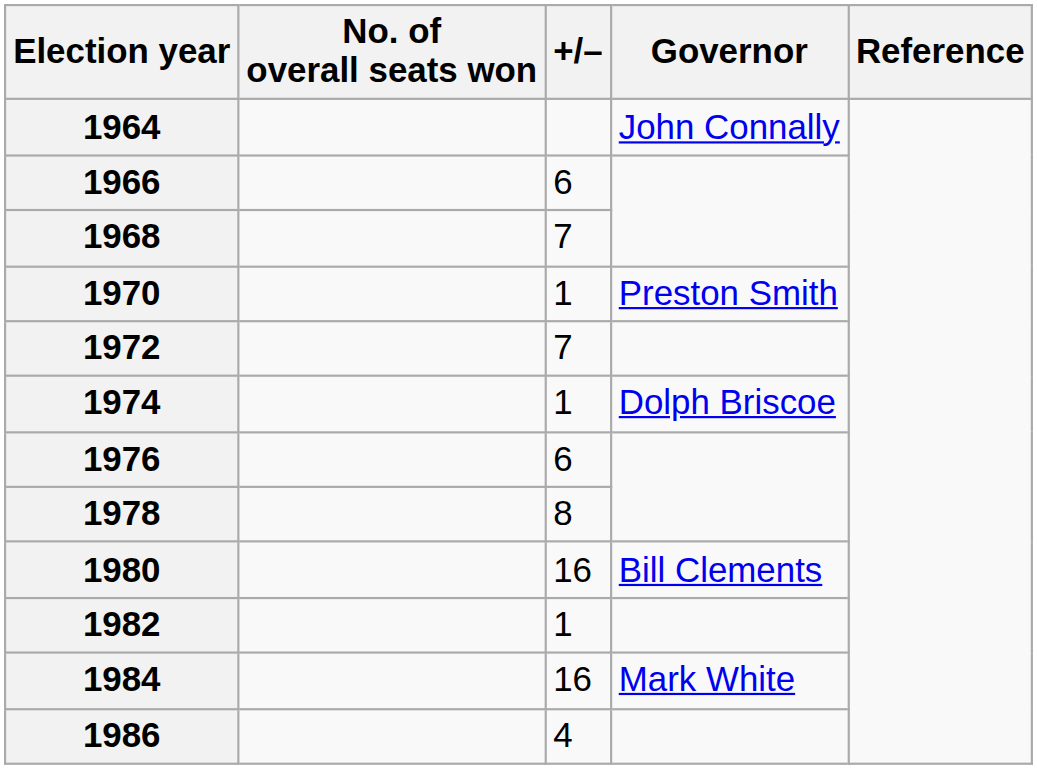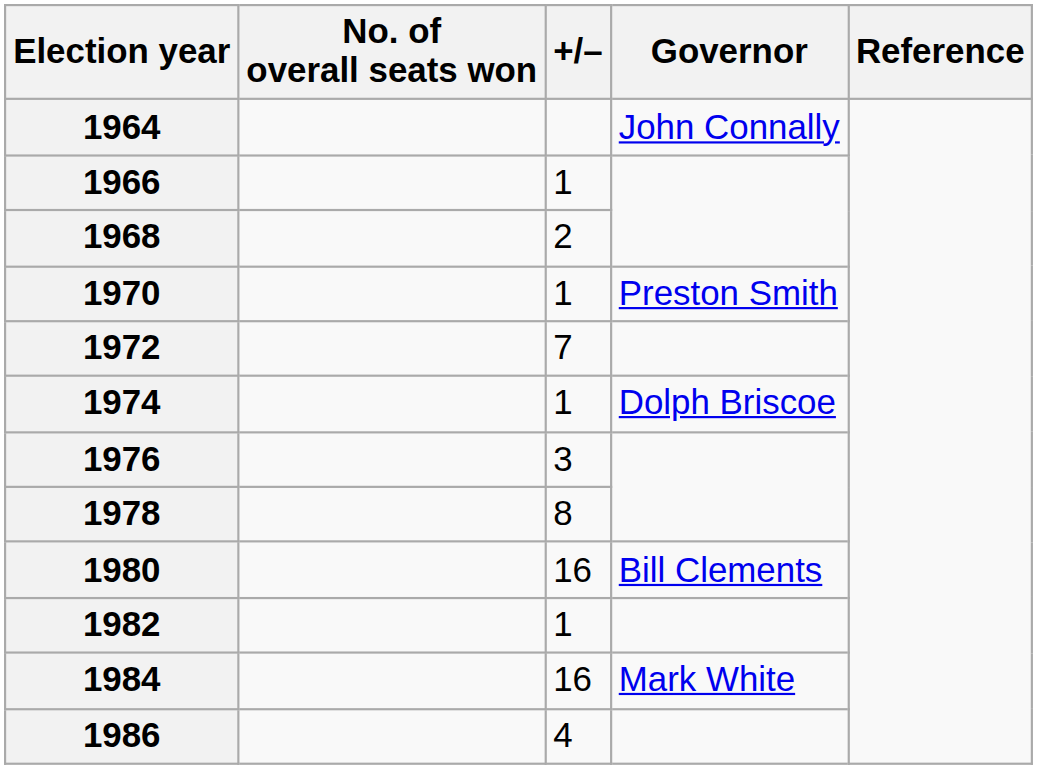(563, 182) 6 -> (563, 182) 1
(563, 237) 7 -> (563, 237) 2
(563, 458) 6 -> (563, 458) 3
